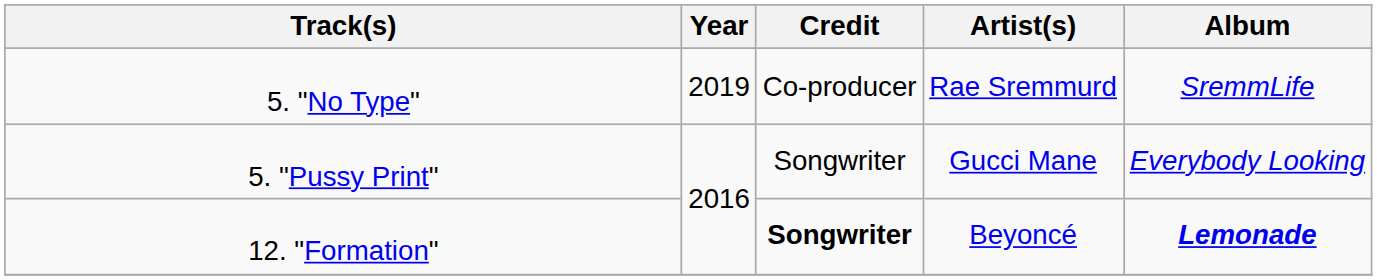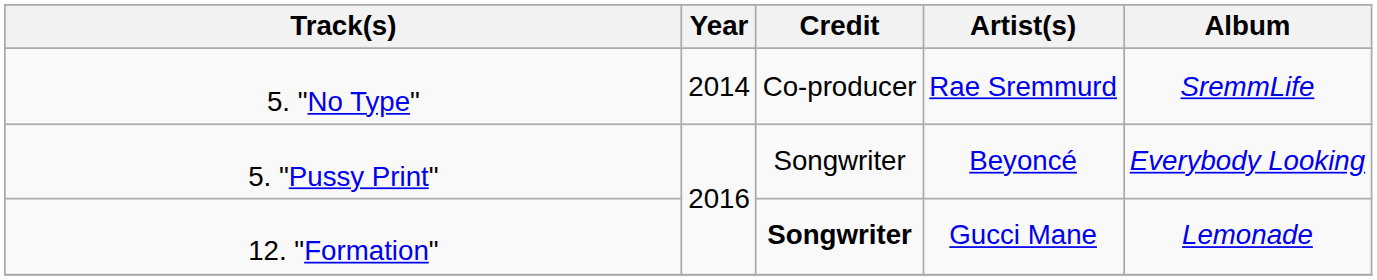(719, 85) 2019 -> (719, 85) 2014
(1023, 160) Gucci Mane -> (1023, 160) Beyoncé
(1023, 235) Beyoncé -> (1023, 235) Gucci Mane
(1247, 235) bold -> (1247, 235) normal
